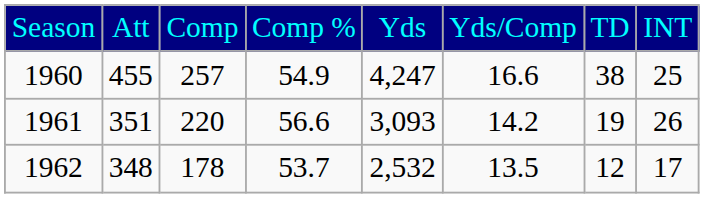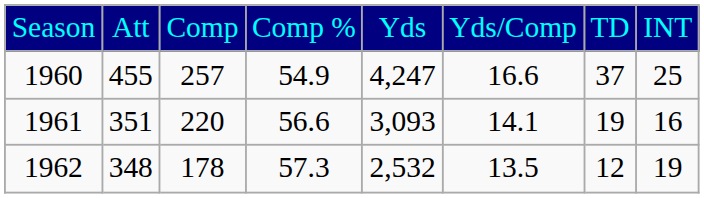(610, 74) 38 -> (610, 74) 37
(513, 121) 14.2 -> (513, 121) 14.1
(668, 121) 26 -> (668, 121) 16
(304, 167) 53.7 -> (304, 167) 57.3
(668, 167) 17 -> (668, 167) 19
